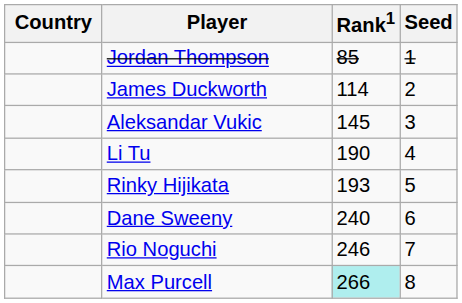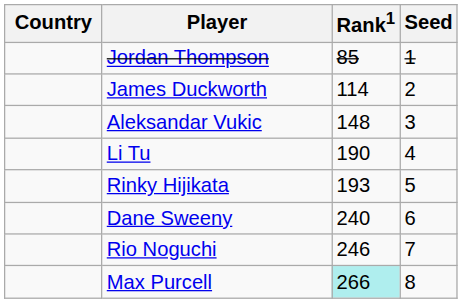(353, 121) 145 -> (353, 121) 148
